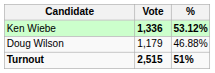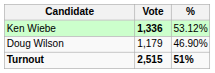(191, 28) bold -> (191, 28) normal
(191, 44) 46.88% -> (191, 44) 46.90%
